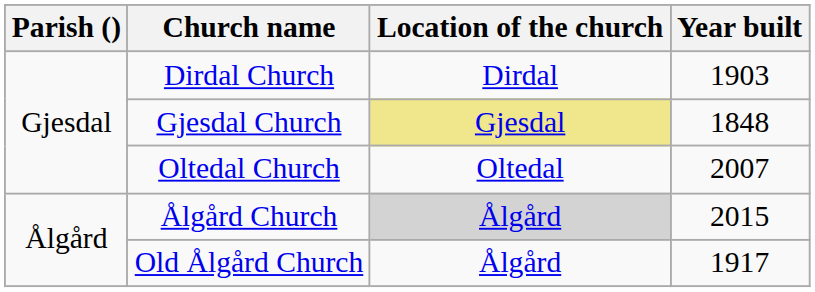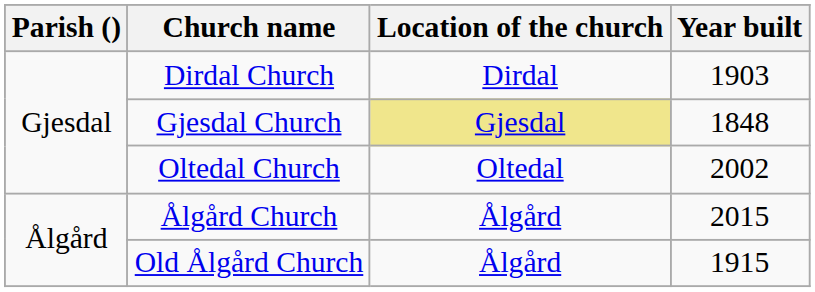(740, 168) 2007 -> (740, 168) 2002
(520, 215) lightgrey background -> (520, 215) no background
(740, 262) 1917 -> (740, 262) 1915
